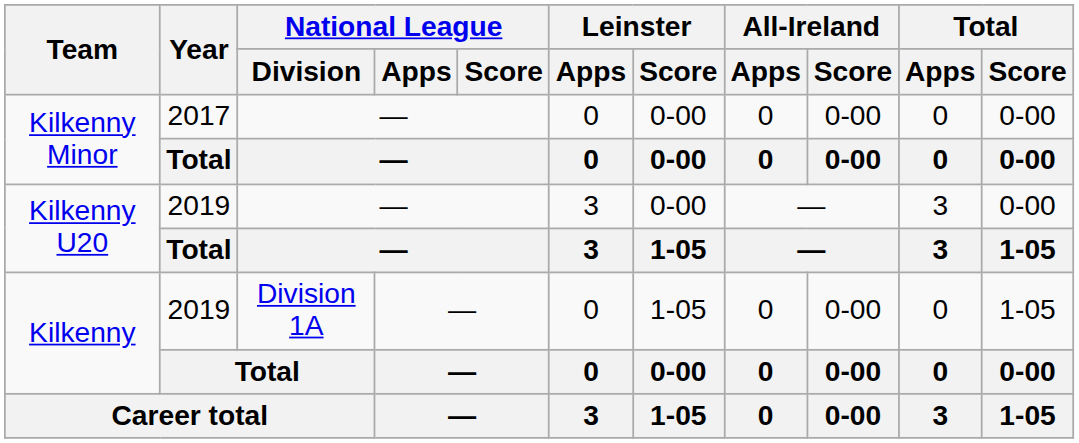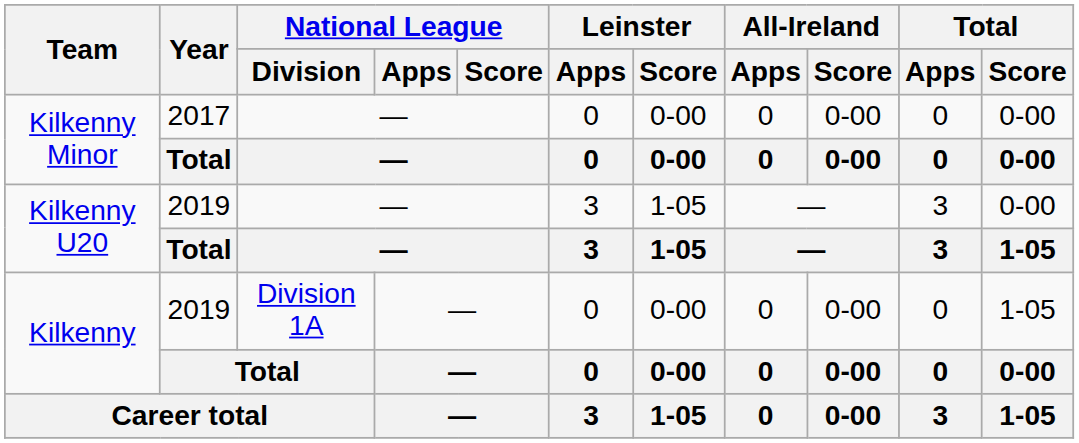(678, 205) 0-00 -> (678, 205) 1-05
(678, 310) 1-05 -> (678, 310) 0-00
